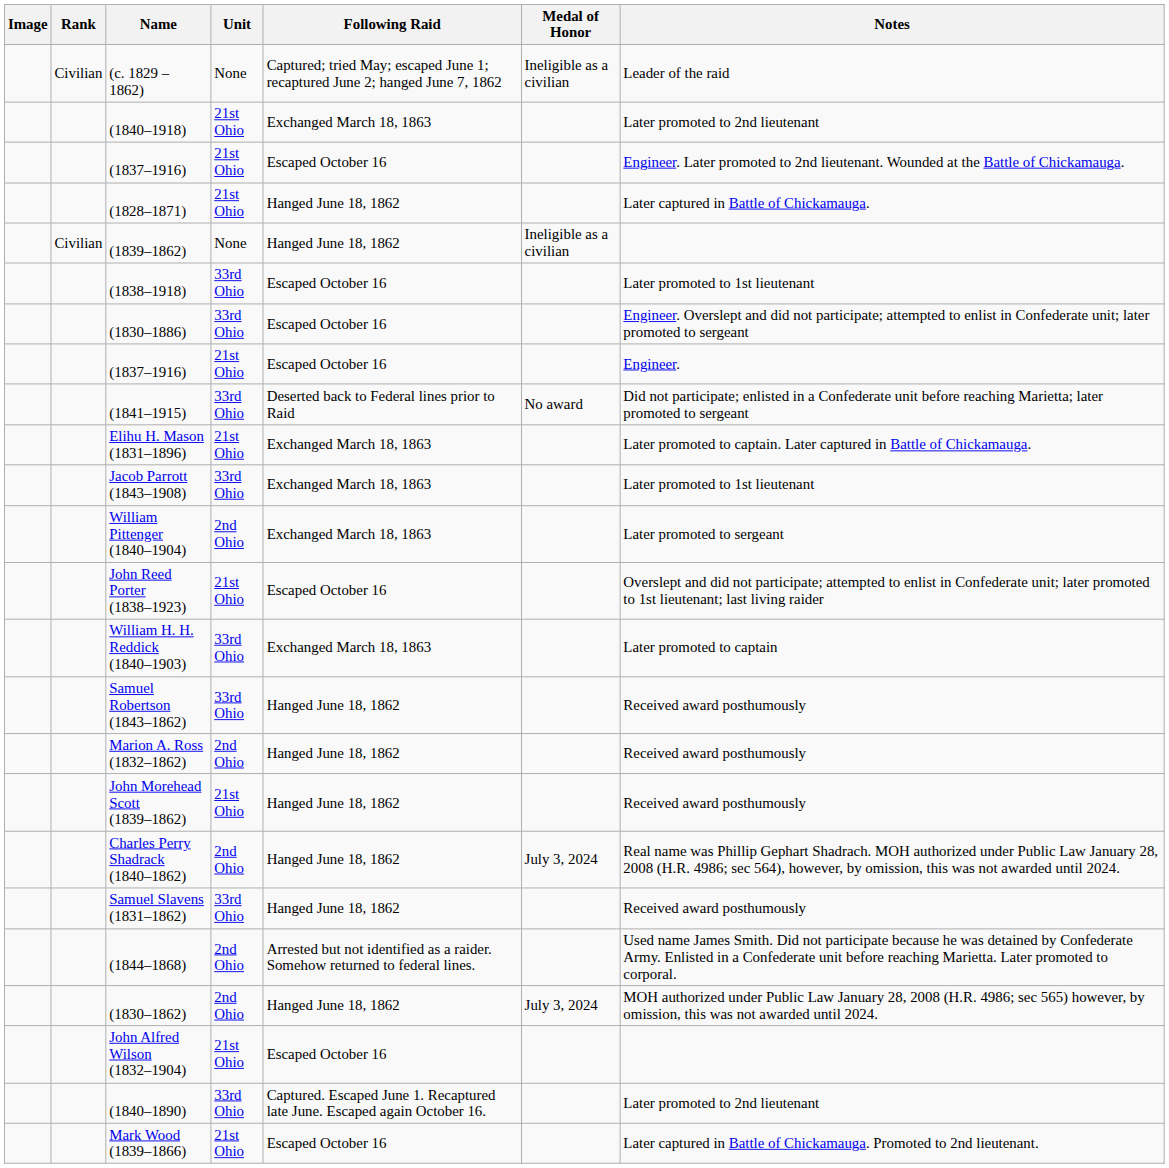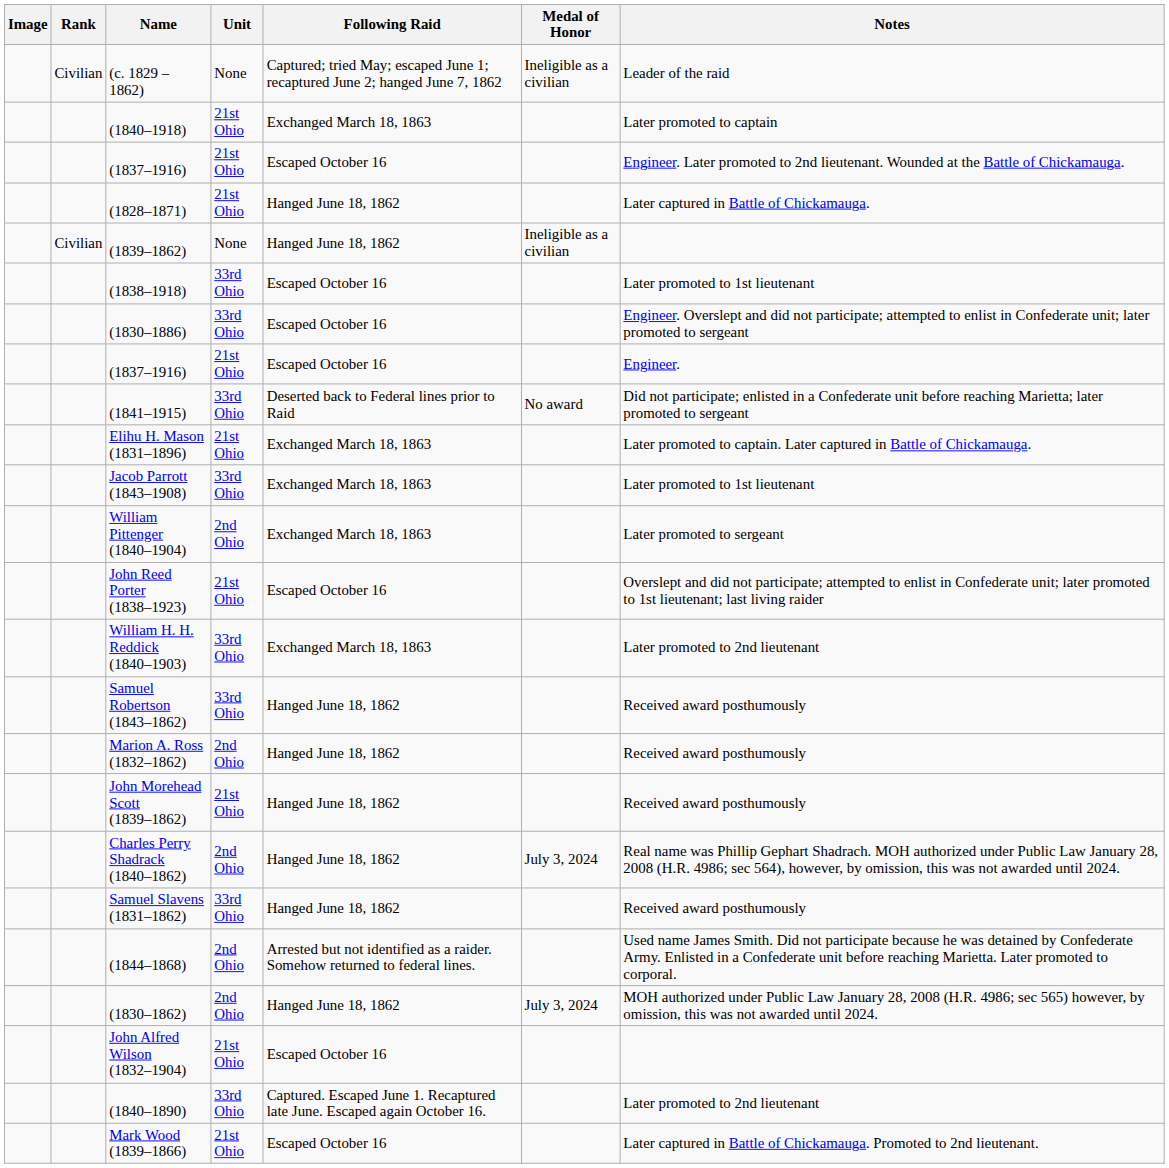(721, 122) Later promoted to 2nd lieutenant -> (700, 122) Later promoted to captain
(700, 648) Later promoted to captain -> (721, 648) Later promoted to 2nd lieutenant
